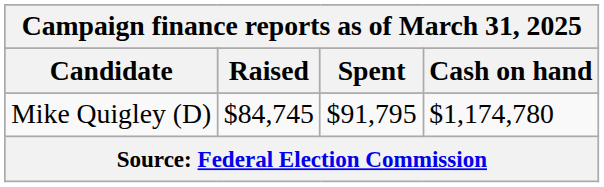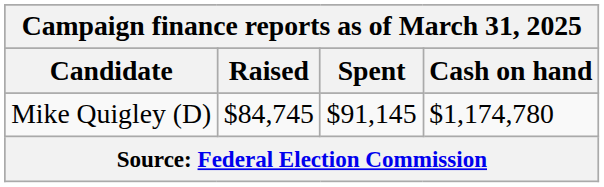(372, 114) $91,795 -> (372, 114) $91,145
